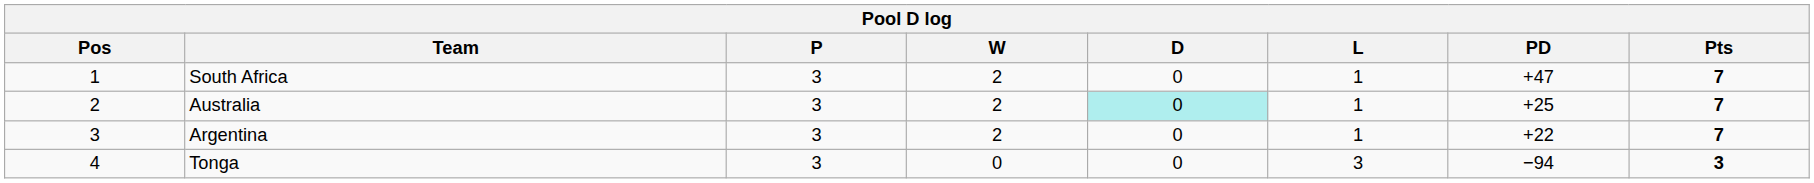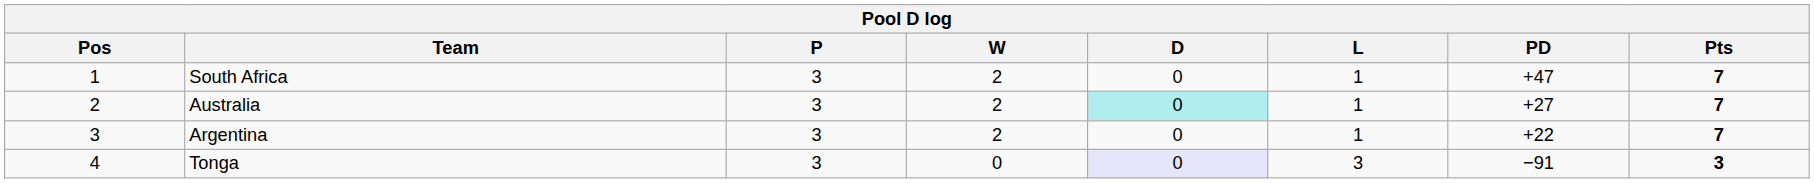(1538, 105) +25 -> (1538, 105) +27
(1178, 163) no background -> (1178, 163) lavender background
(1538, 163) −94 -> (1538, 163) −91
